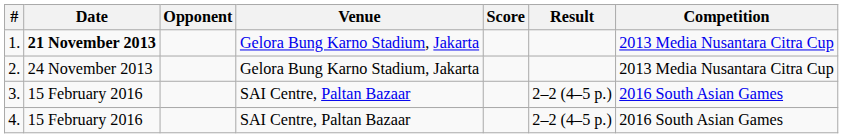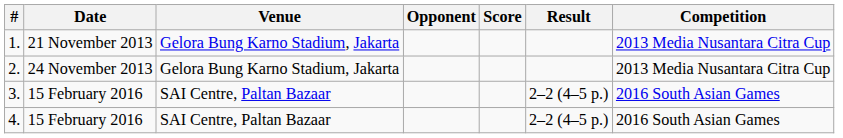columns swapped: (360, 17) <-> (198, 17)
(92, 42) bold -> (90, 42) normal
